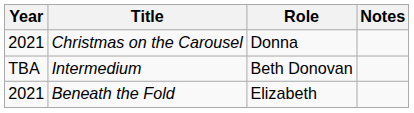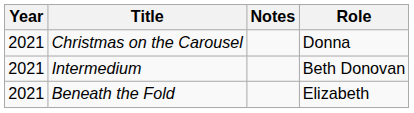columns swapped: (302, 17) <-> (383, 17)
(24, 68) TBA -> (26, 68) 2021
